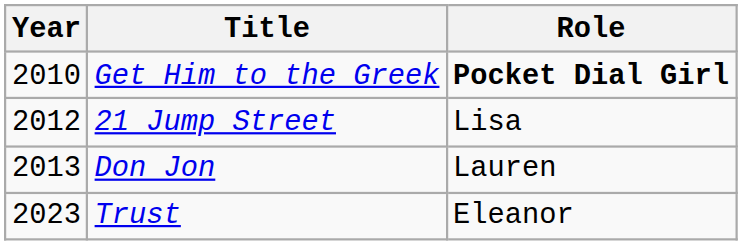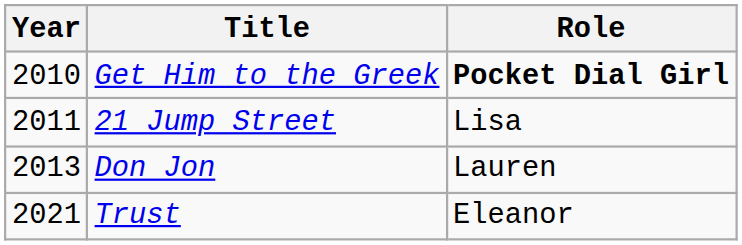(46, 122) 2012 -> (46, 122) 2011
(46, 216) 2023 -> (46, 216) 2021
